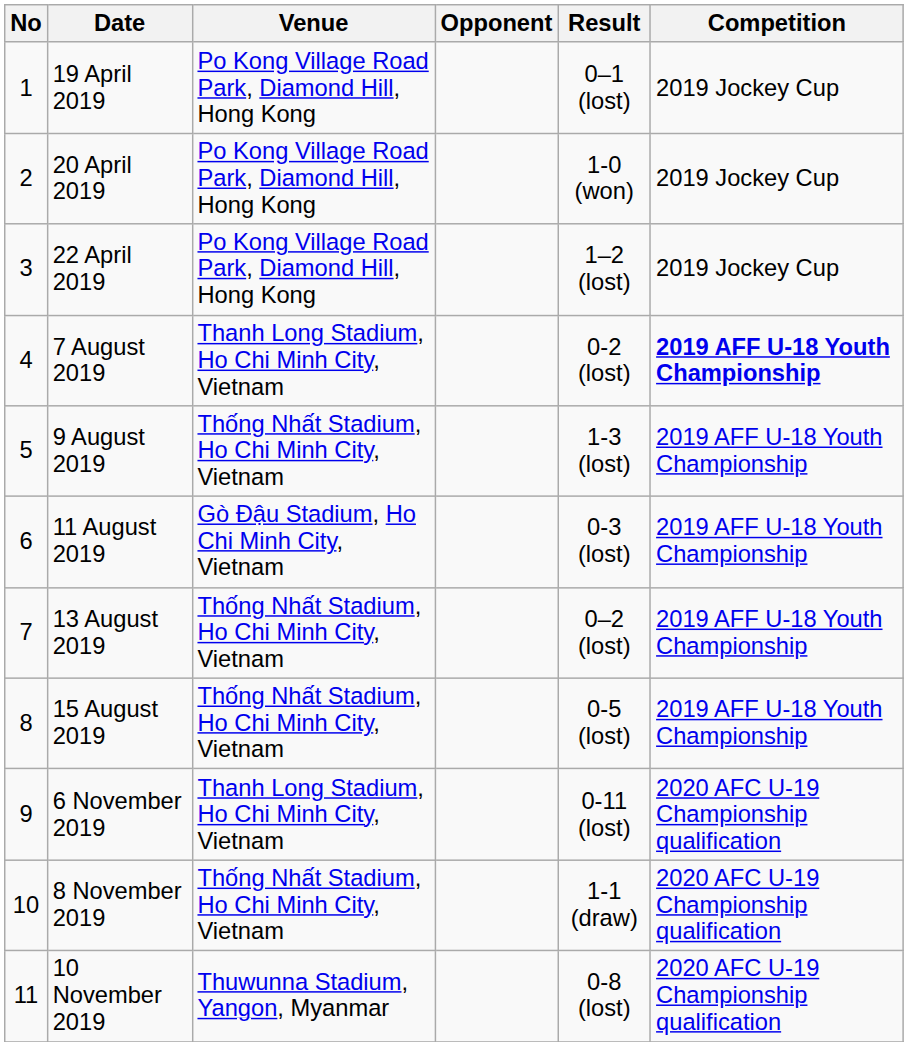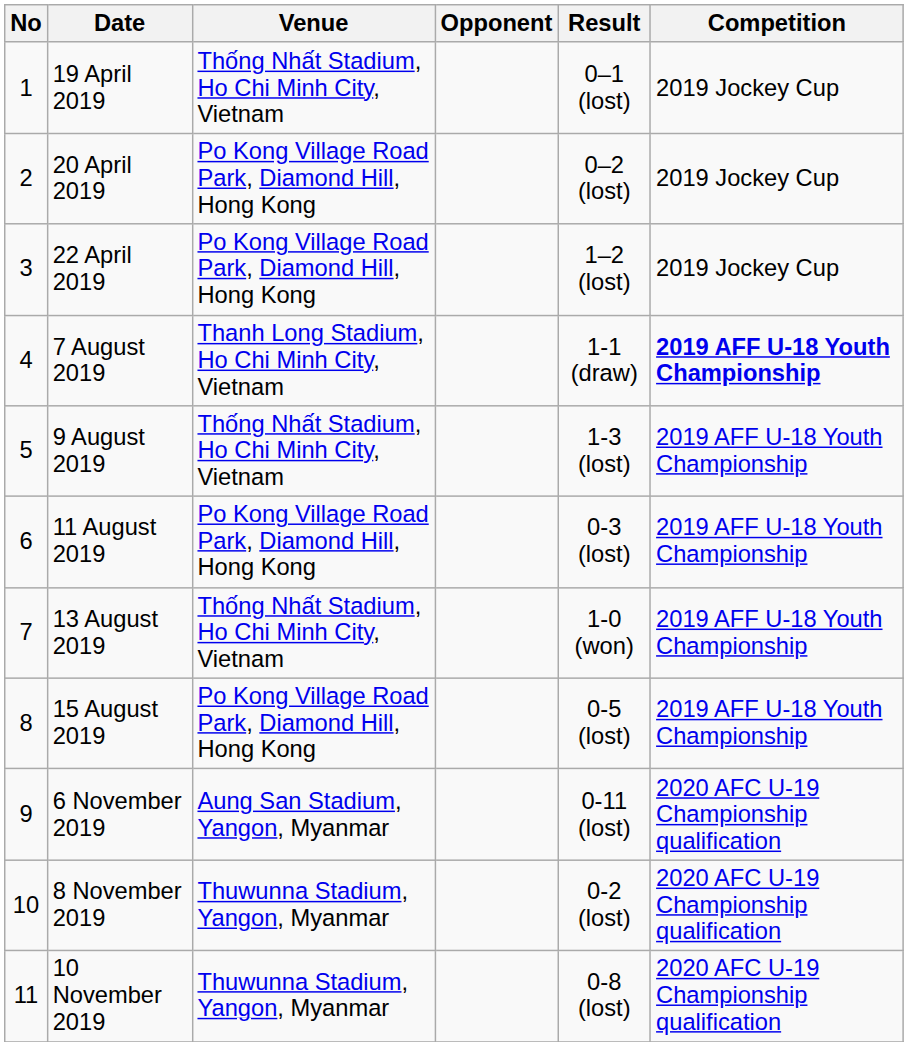(313, 87) Po Kong Village Road Park, Diamond Hill, Hong Kong -> (309, 87) Thống Nhất Stadium, Ho Chi Minh City, Vietnam
(604, 178) 1-0 (won) -> (604, 178) 0–2 (lost)
(604, 359) 0-2 (lost) -> (604, 359) 1-1 (draw)
(307, 541) Gò Đậu Stadium, Ho Chi Minh City, Vietnam -> (313, 541) Po Kong Village Road Park, Diamond Hill, Hong Kong
(604, 632) 0–2 (lost) -> (604, 632) 1-0 (won)
(309, 723) Thống Nhất Stadium, Ho Chi Minh City, Vietnam -> (313, 723) Po Kong Village Road Park, Diamond Hill, Hong Kong
(311, 814) Thanh Long Stadium, Ho Chi Minh City, Vietnam -> (299, 814) Aung San Stadium, Yangon, Myanmar
(309, 904) Thống Nhất Stadium, Ho Chi Minh City, Vietnam -> (303, 904) Thuwunna Stadium, Yangon, Myanmar
(604, 904) 1-1 (draw) -> (604, 904) 0-2 (lost)
